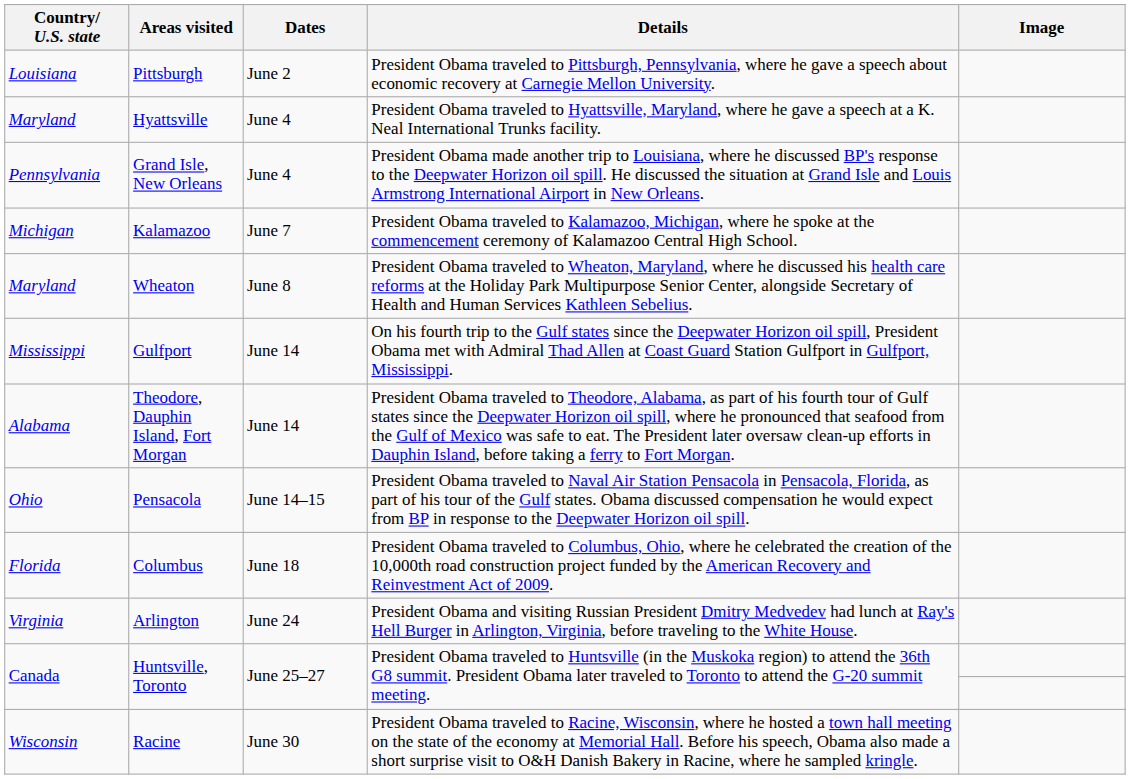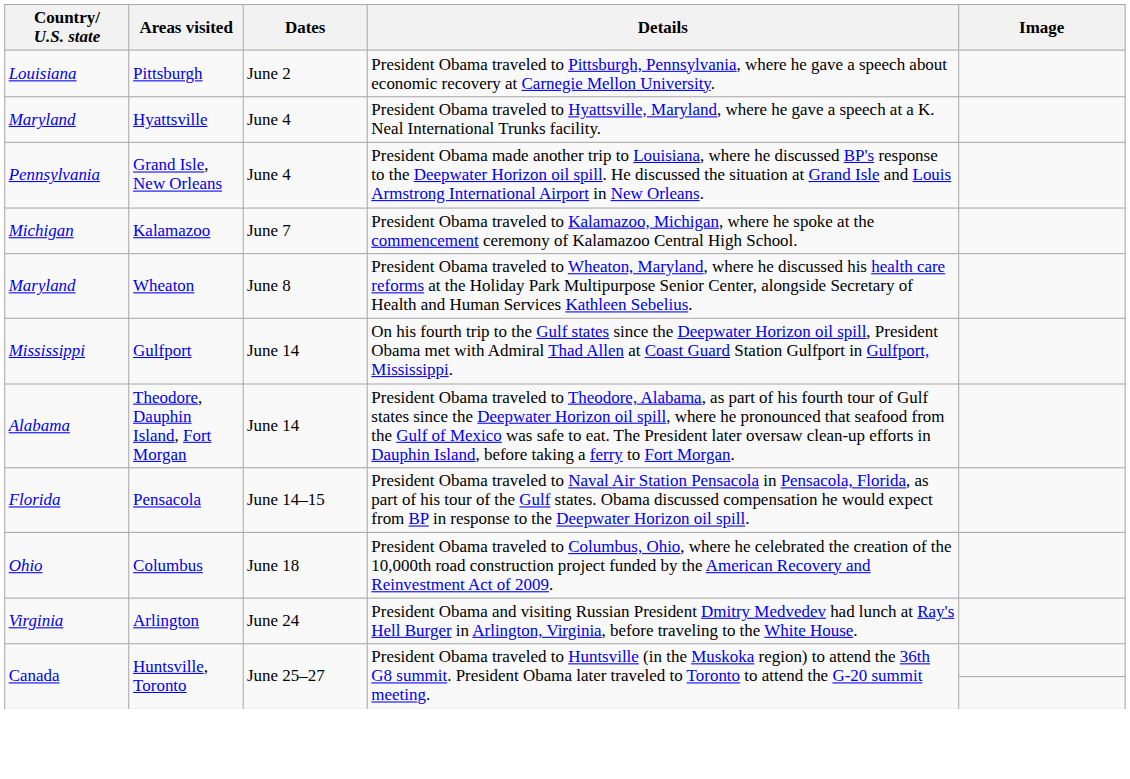(26, 500) Ohio -> (35, 500) Florida
(35, 565) Florida -> (26, 565) Ohio
- row: (157, 741)
